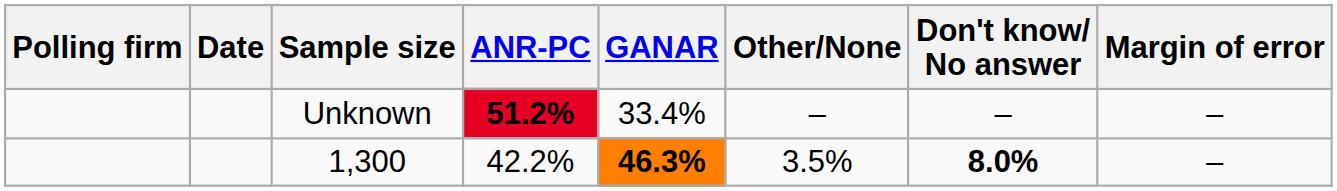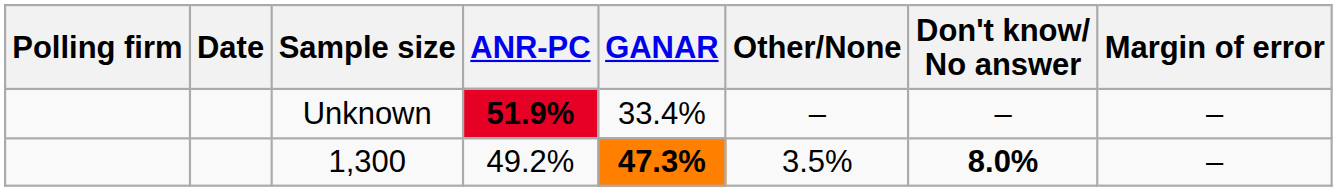(530, 113) 51.2% -> (530, 113) 51.9%
(530, 162) 42.2% -> (530, 162) 49.2%
(662, 162) 46.3% -> (662, 162) 47.3%
